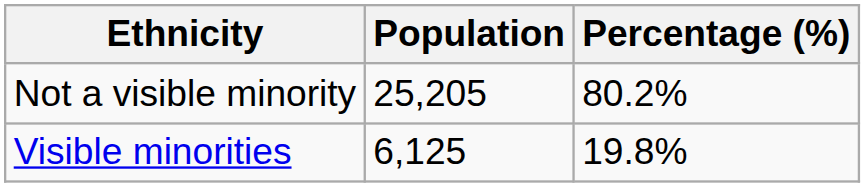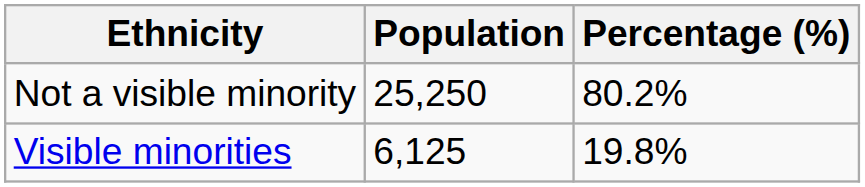(430, 92) 25,205 -> (430, 92) 25,250
